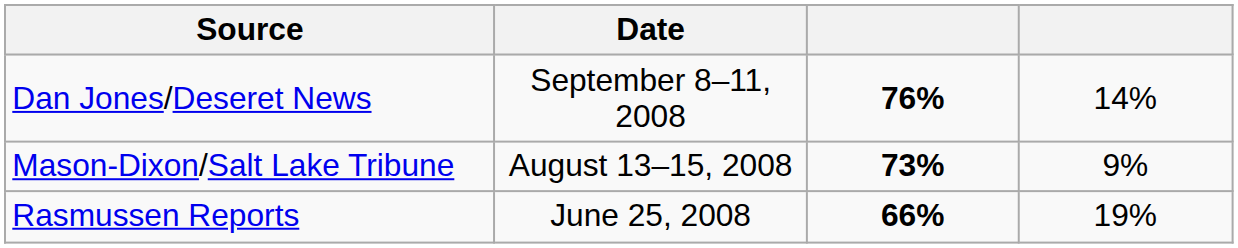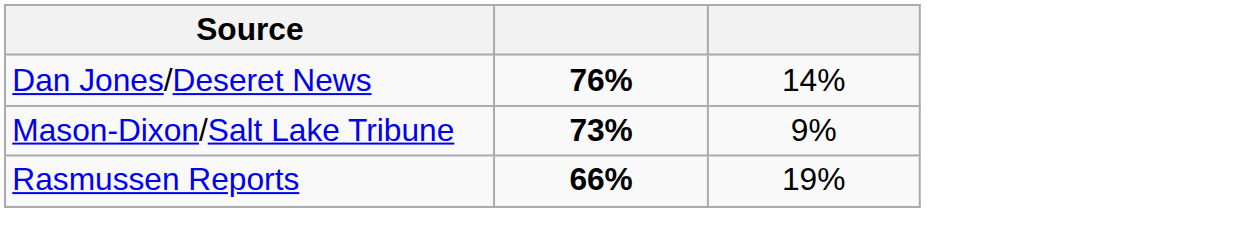- column: (651, 29)
